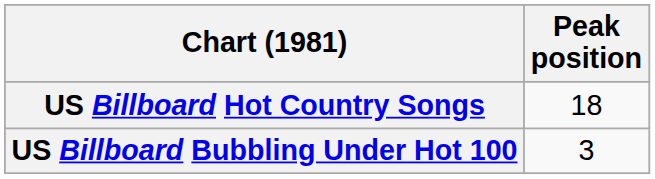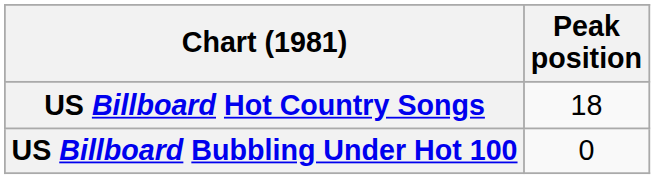(586, 150) 3 -> (586, 150) 0
